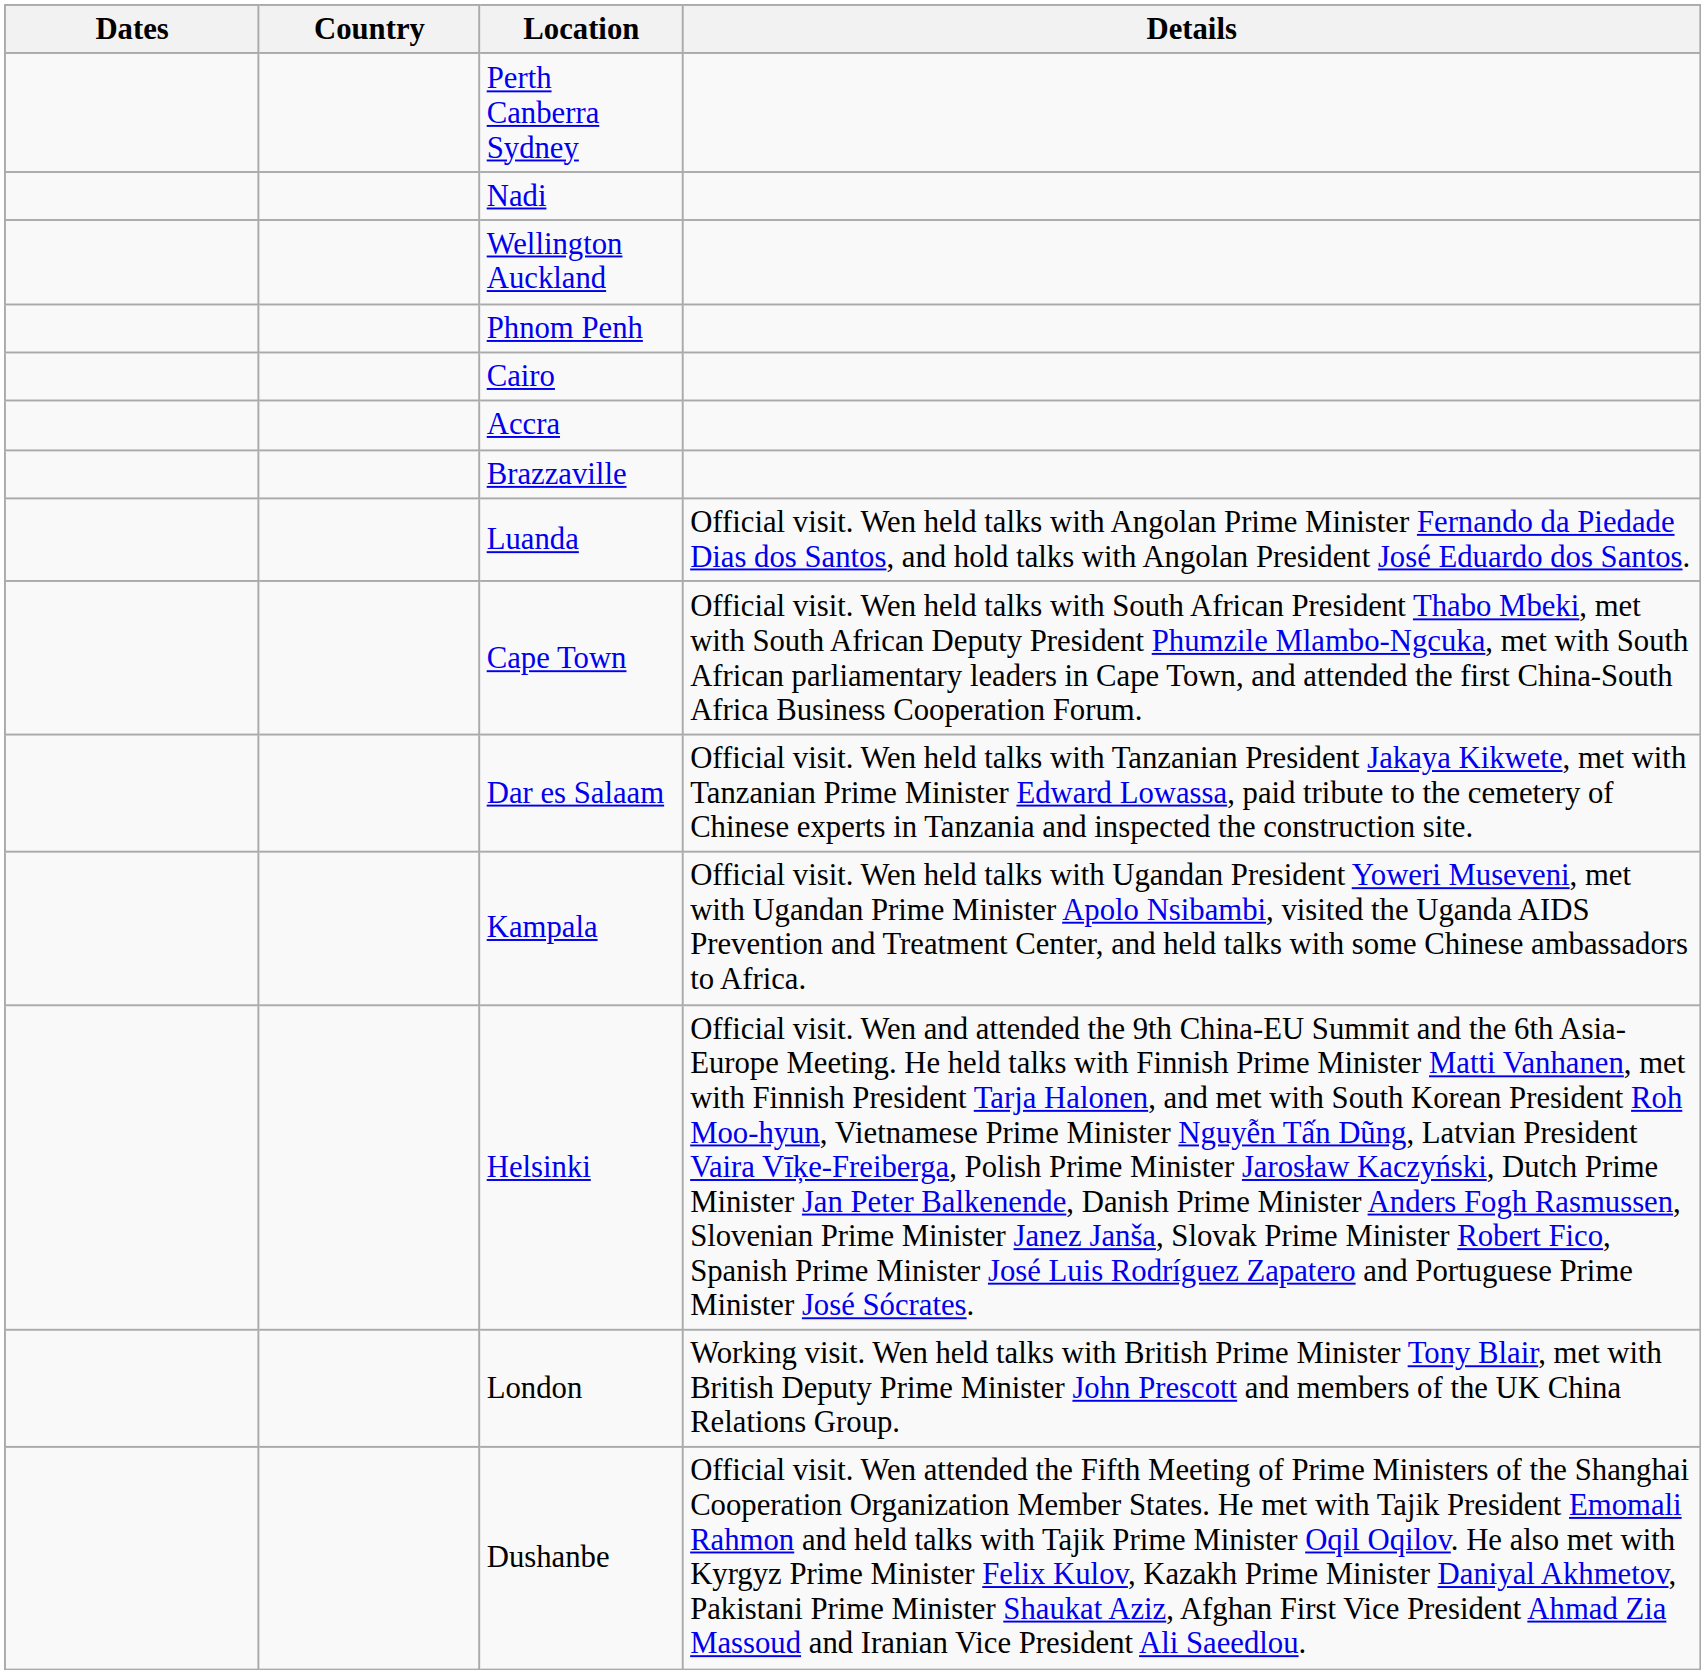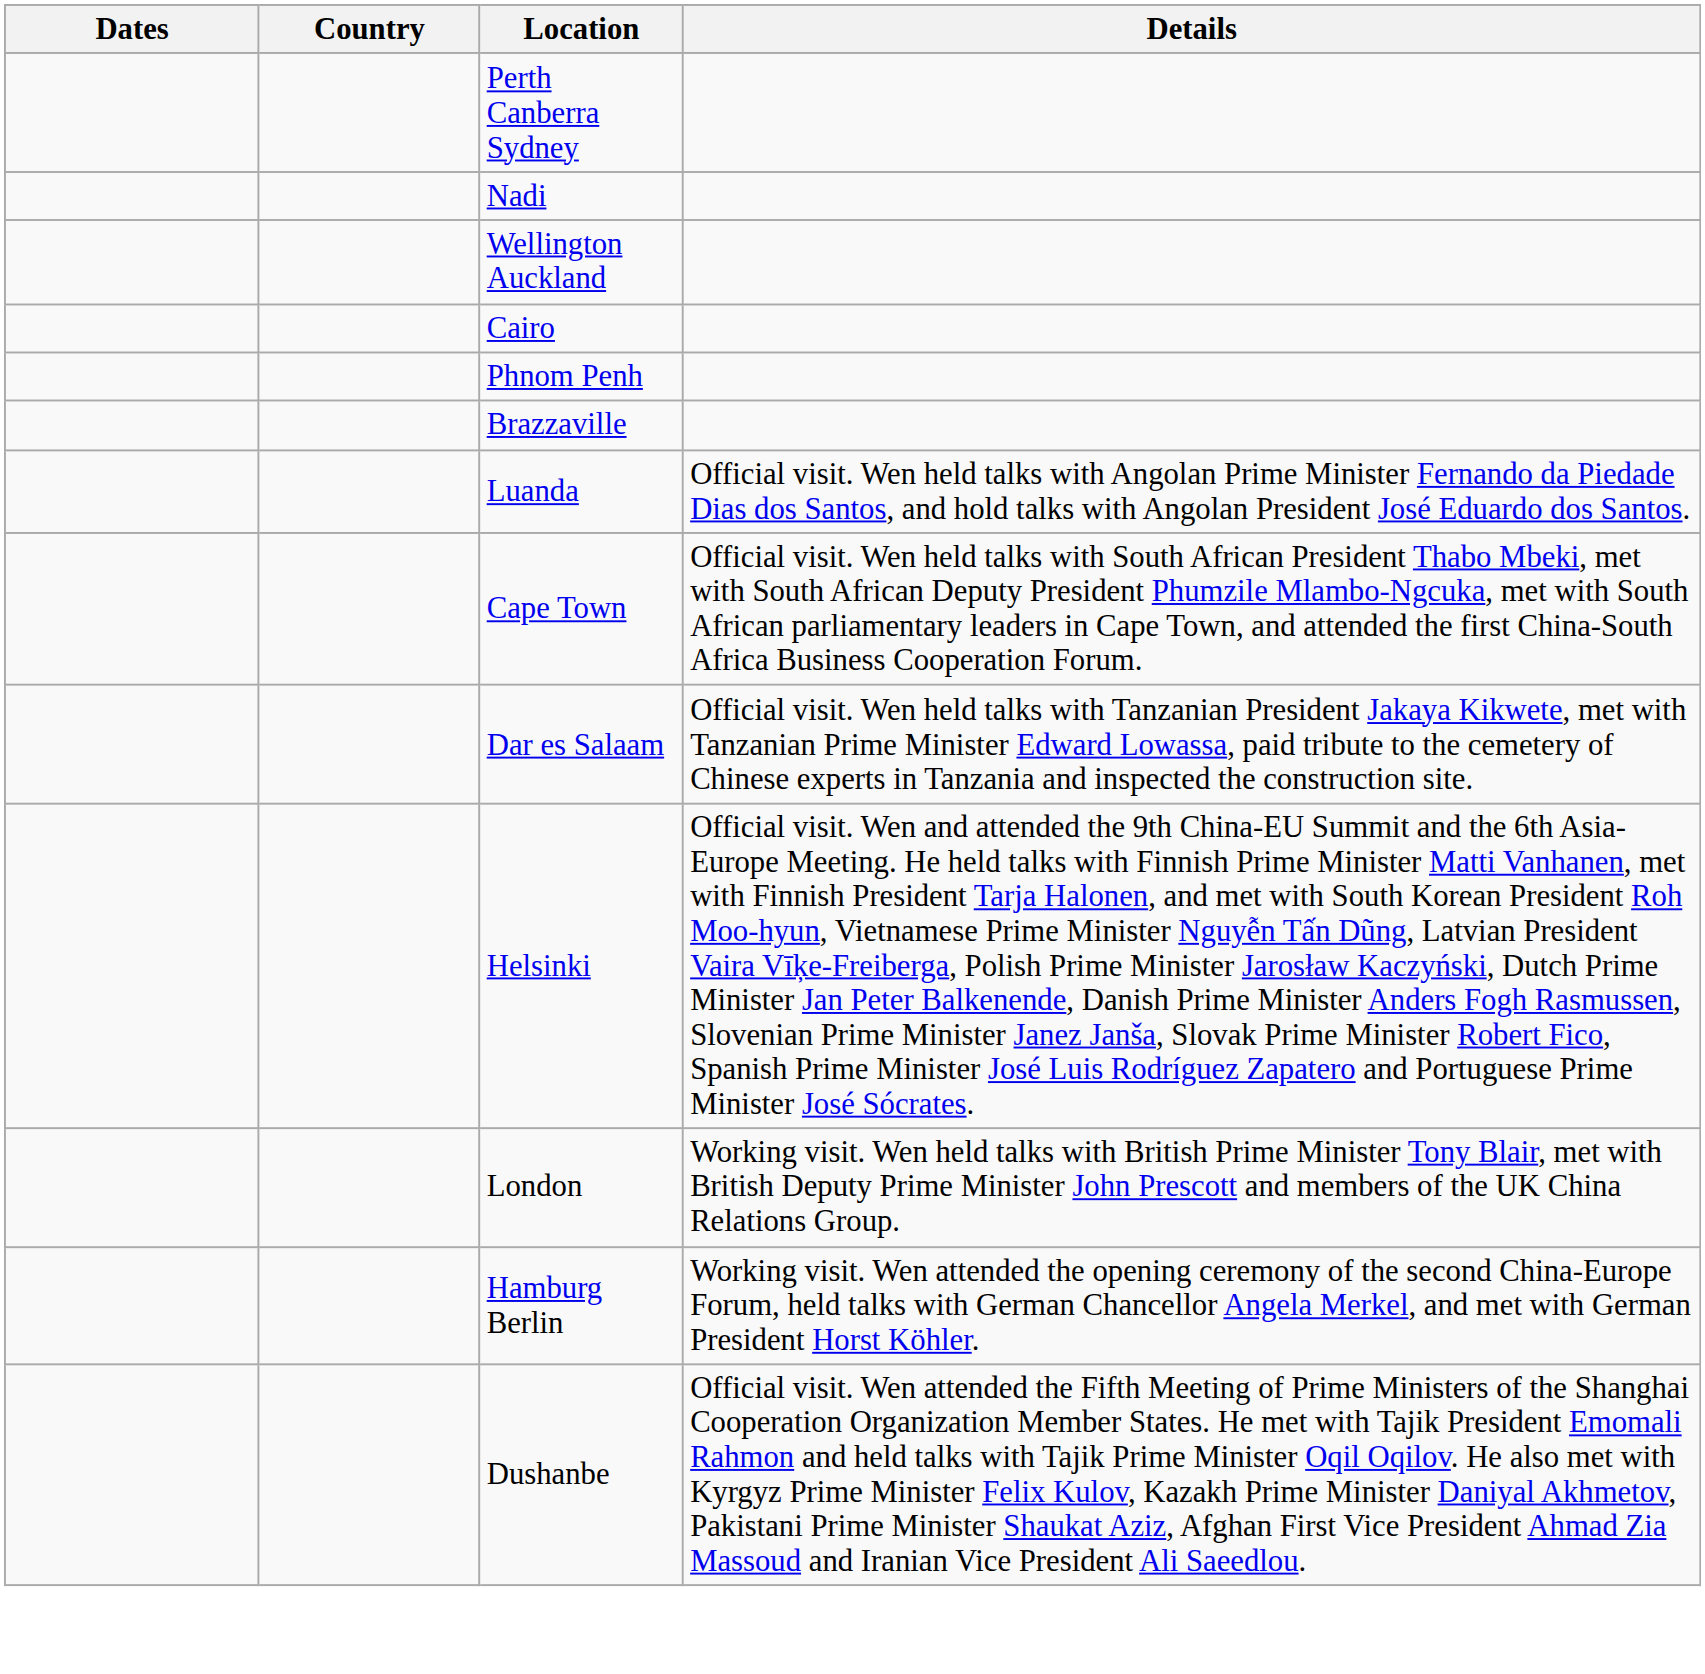rows swapped: (565, 327) <-> (521, 376)
- row: (523, 424)
- row: (542, 927)
+ row: (544, 1304)
